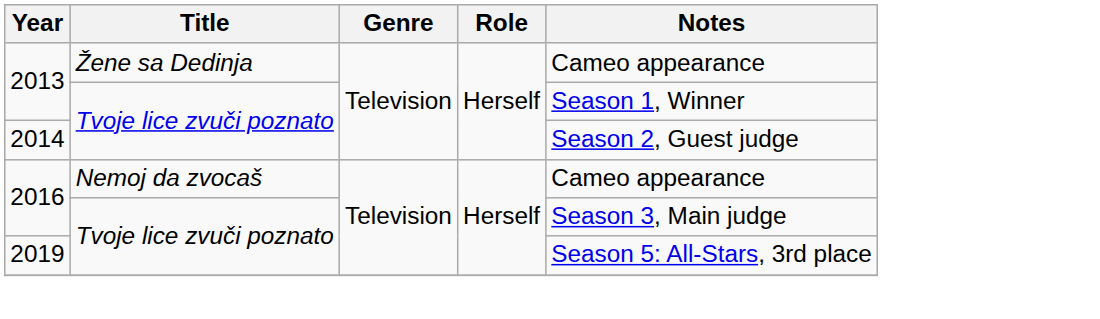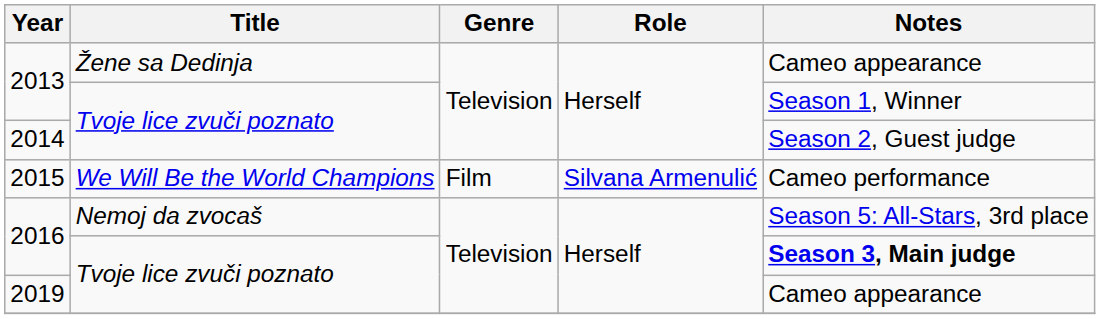+ row: (37, 178)
(658, 178) Cameo appearance -> (928, 216) Season 5: All-Stars, 3rd place
(669, 216) normal -> (892, 255) bold
(712, 255) Season 5: All-Stars, 3rd place -> (875, 293) Cameo appearance
